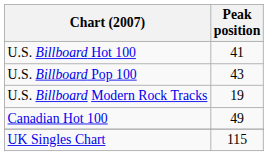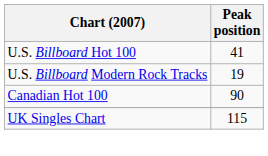- row: (72, 74)
(237, 118) 49 -> (237, 96) 90
